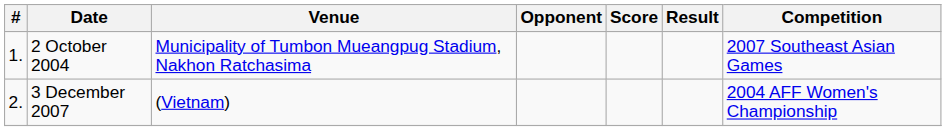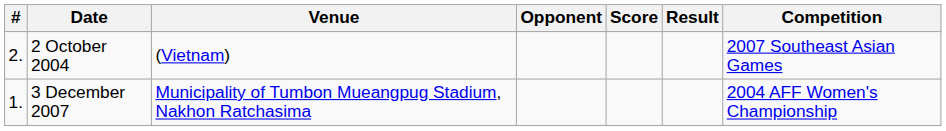(16, 55) 1. -> (16, 55) 2.
(328, 55) Municipality of Tumbon Mueangpug Stadium, Nakhon Ratchasima -> (193, 55) (Vietnam)
(16, 102) 2. -> (16, 102) 1.
(193, 102) (Vietnam) -> (328, 102) Municipality of Tumbon Mueangpug Stadium, Nakhon Ratchasima
